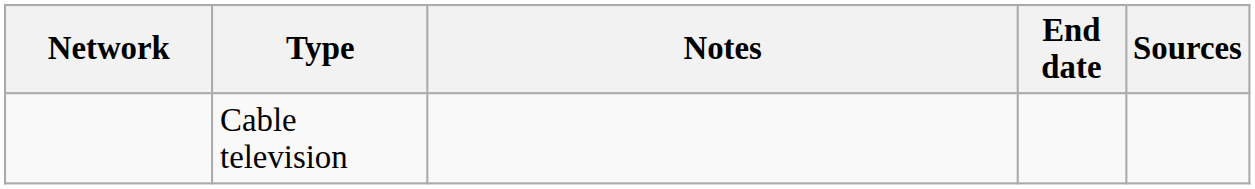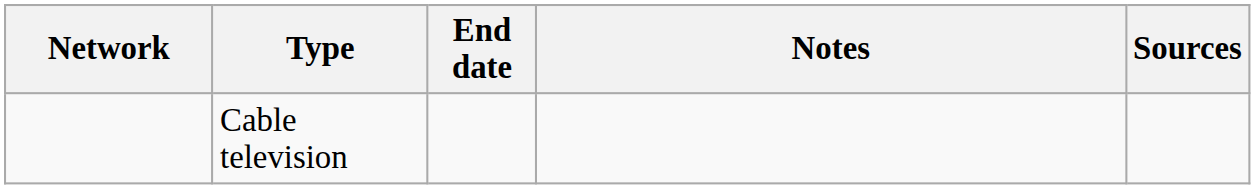columns swapped: (1071, 48) <-> (723, 48)
